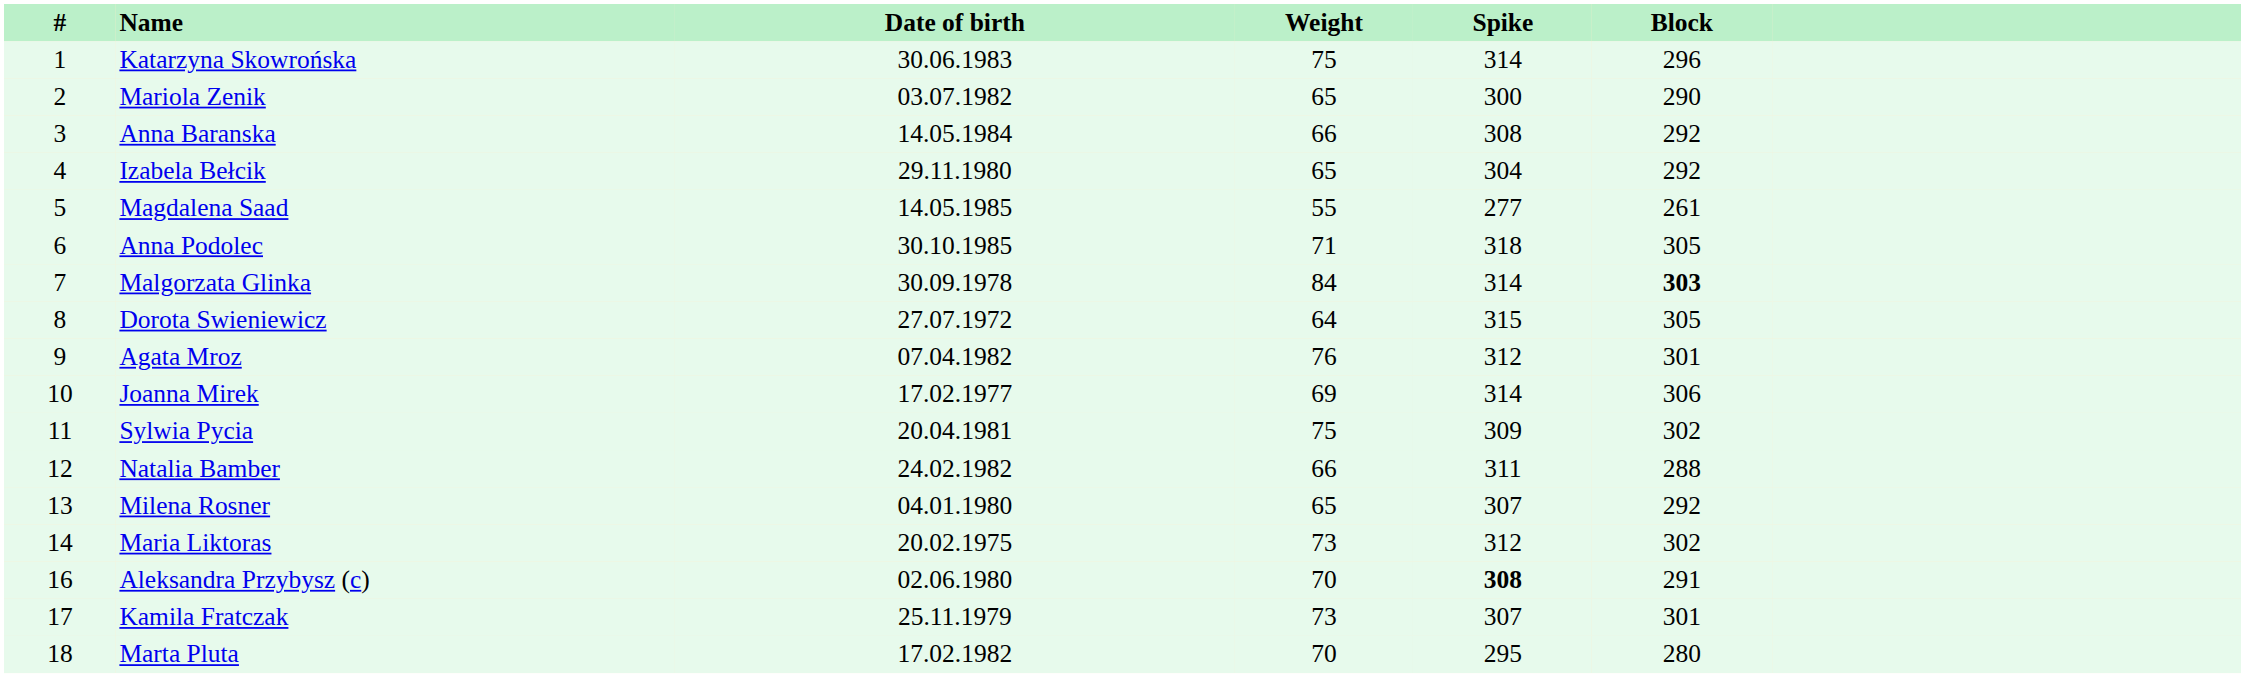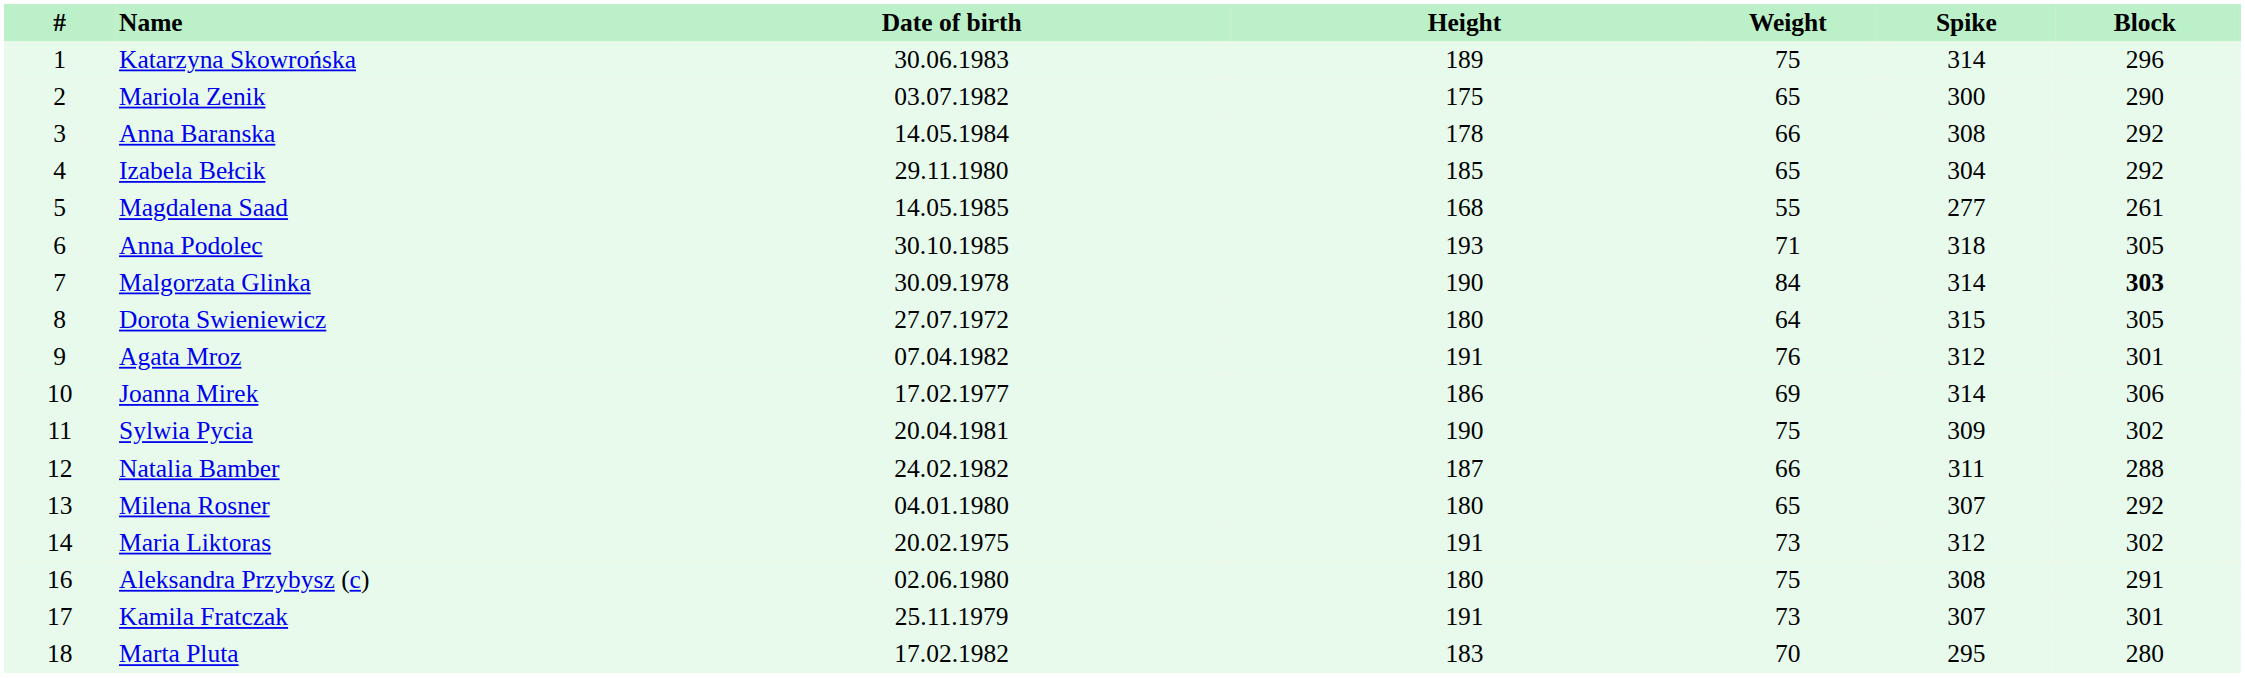+ column: (1464, 22)
(1324, 579) 70 -> (1788, 579) 75
(1503, 579) bold -> (1966, 579) normal
